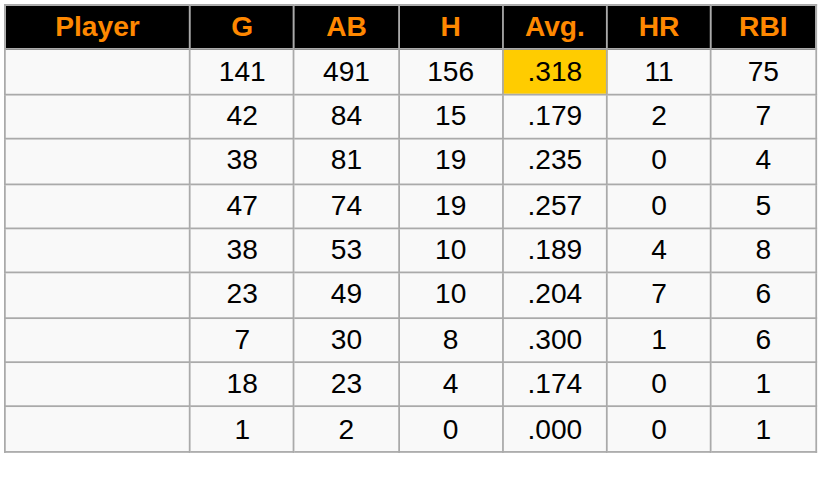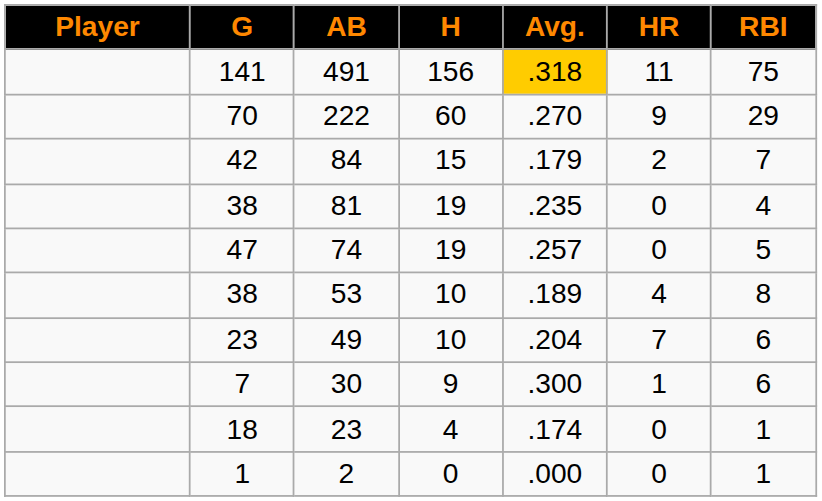+ row: (346, 116)
(451, 339) 8 -> (451, 384) 9
